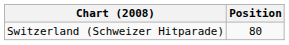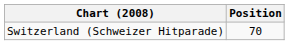(255, 31) 80 -> (255, 31) 70
